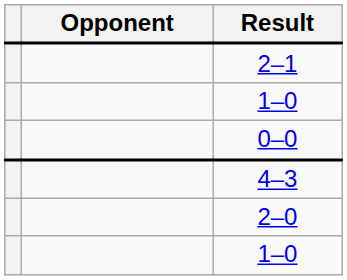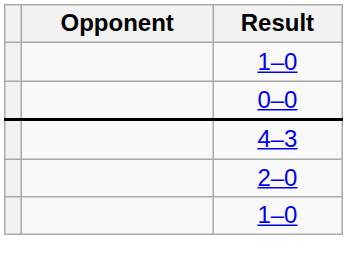- row: (13, 63)
